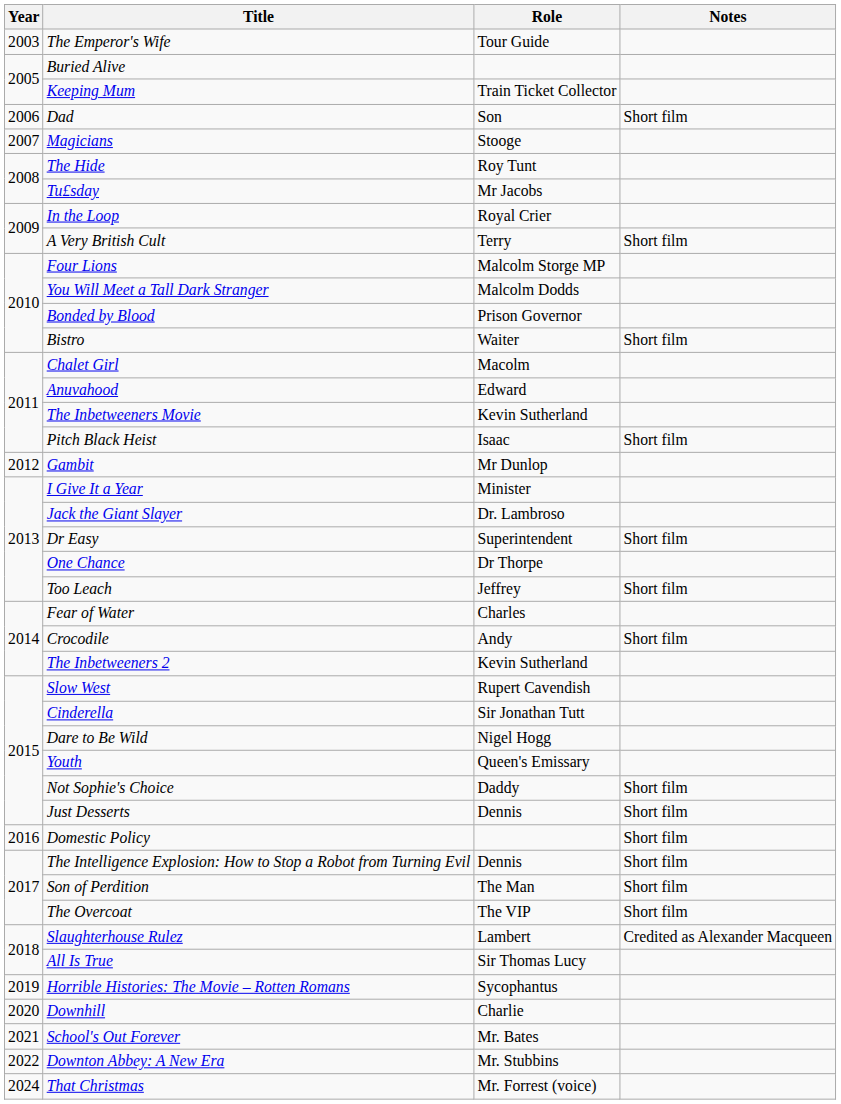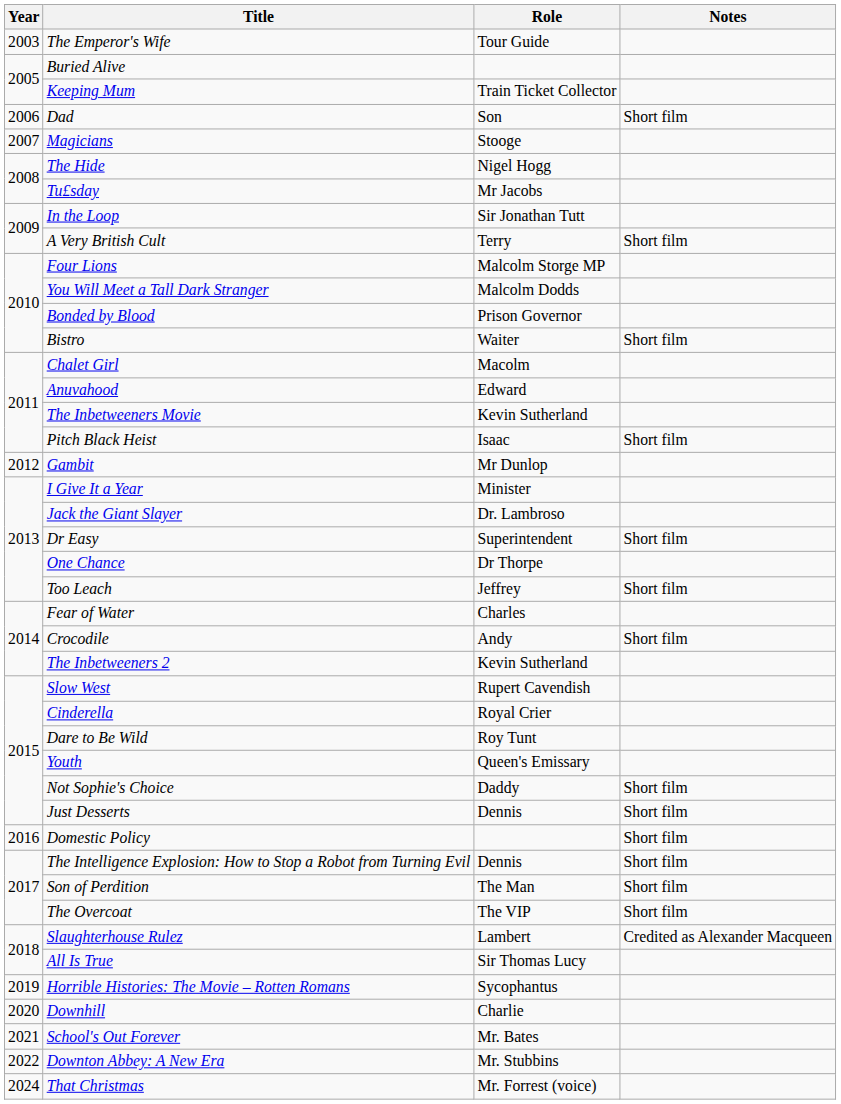(507, 166) Roy Tunt -> (514, 166) Nigel Hogg
(514, 215) Royal Crier -> (531, 215) Sir Jonathan Tutt
(531, 713) Sir Jonathan Tutt -> (514, 713) Royal Crier
(514, 738) Nigel Hogg -> (507, 738) Roy Tunt
